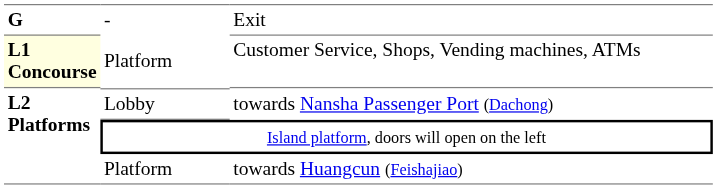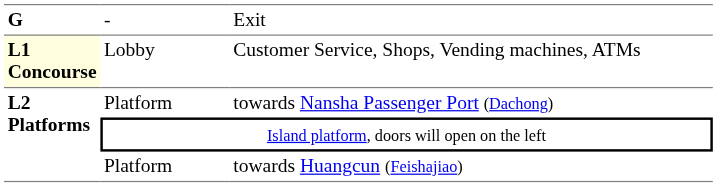(138, 61) Platform -> (129, 50) Lobby
(129, 103) Lobby -> (138, 102) Platform
